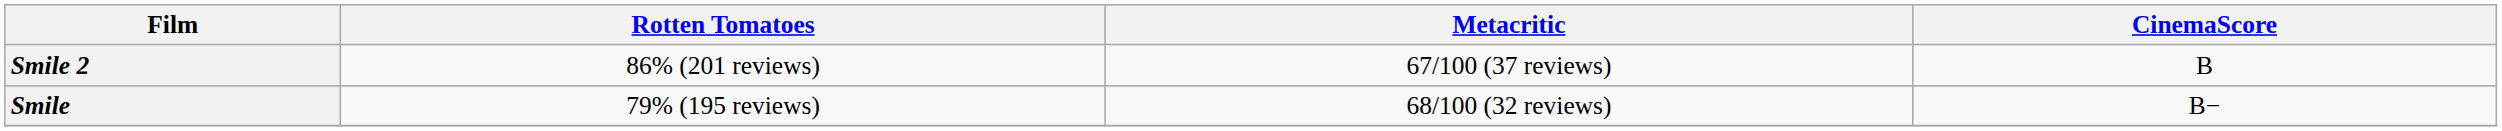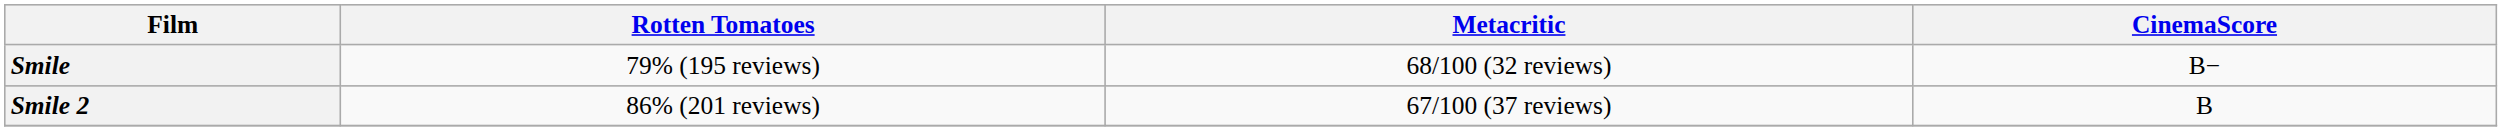rows swapped: (40, 105) <-> (50, 65)
